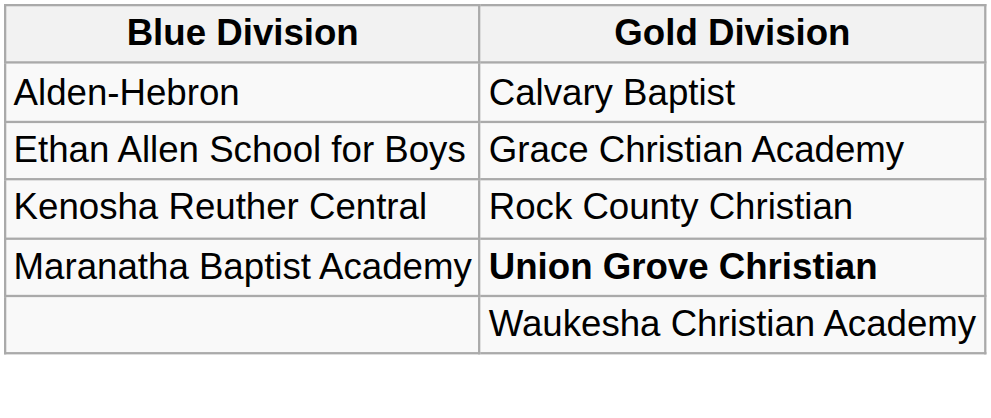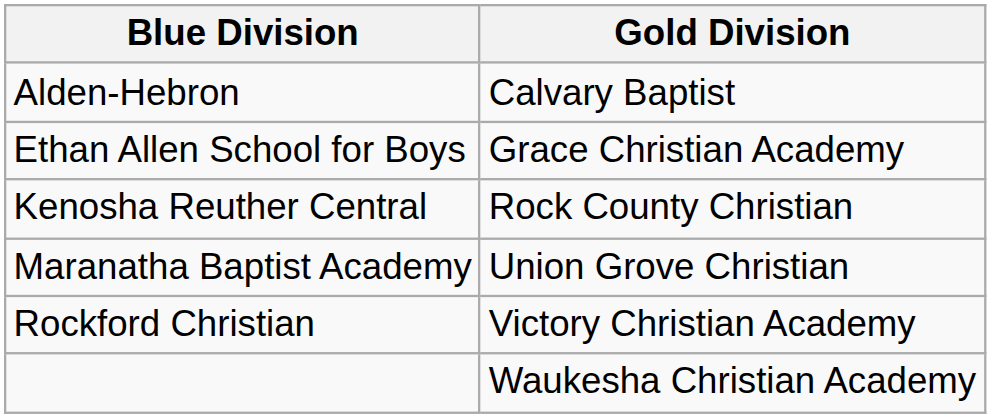(683, 265) bold -> (669, 265) normal
+ row: (164, 324)
